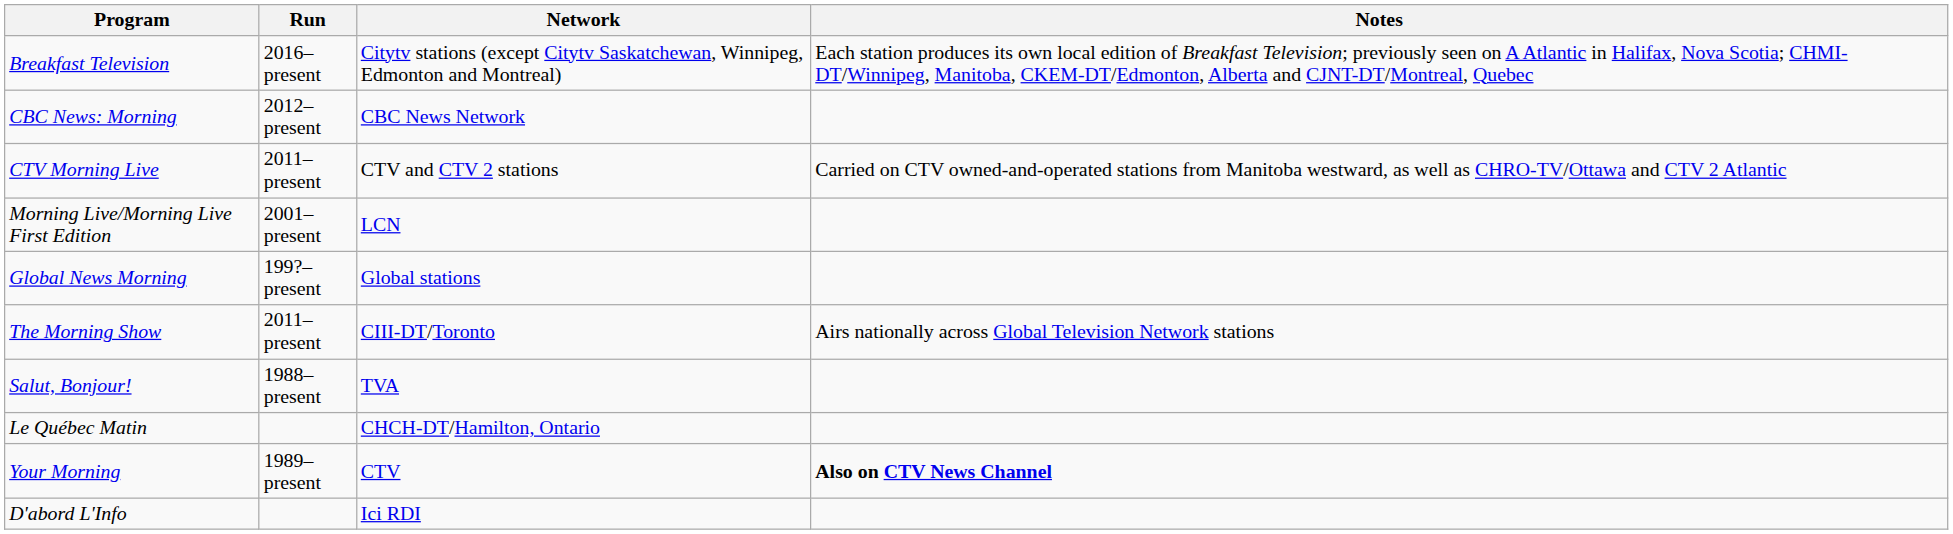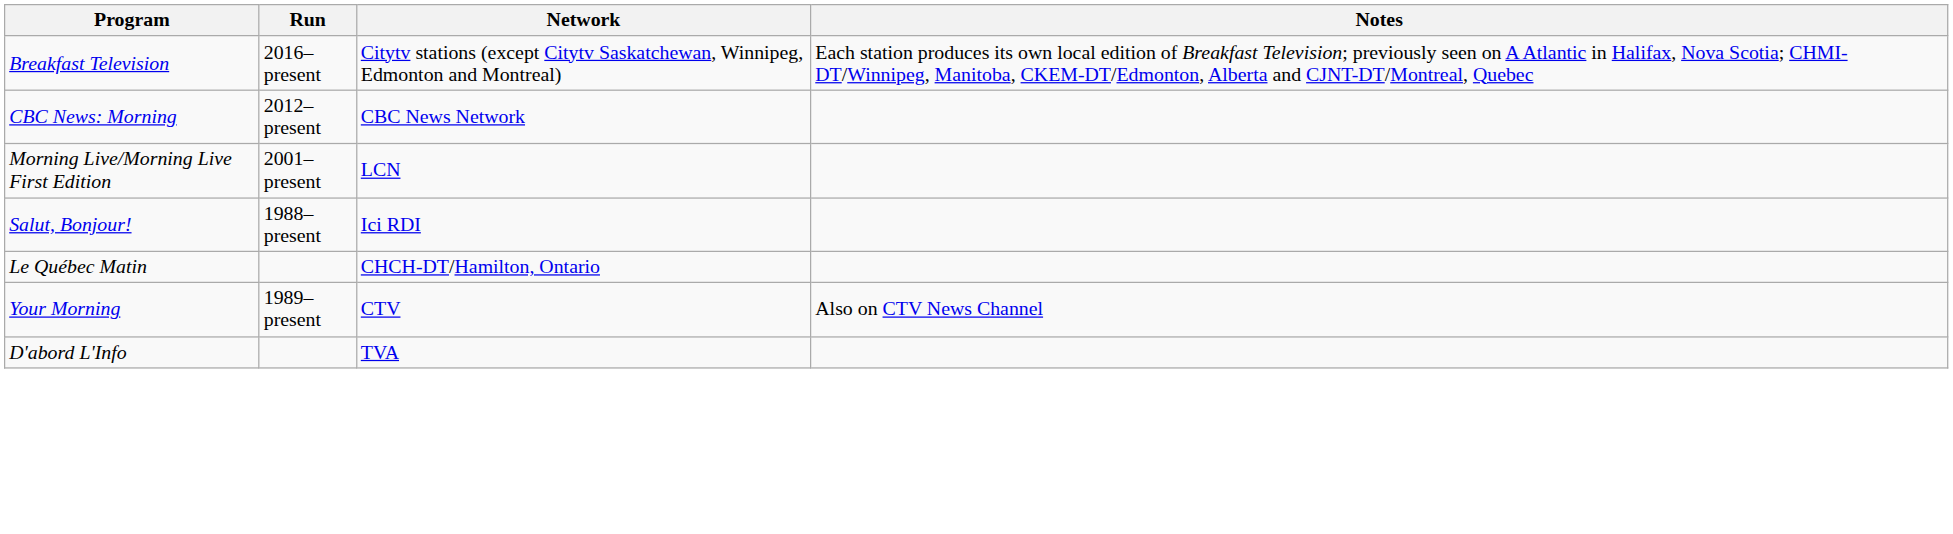- row: (84, 170)
- row: (98, 277)
- row: (85, 331)
(380, 385) TVA -> (391, 224) Ici RDI
(934, 470) bold -> (929, 309) normal
(391, 513) Ici RDI -> (380, 352) TVA
